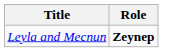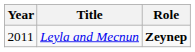+ column: (21, 15)
